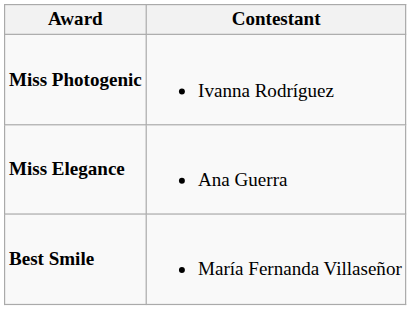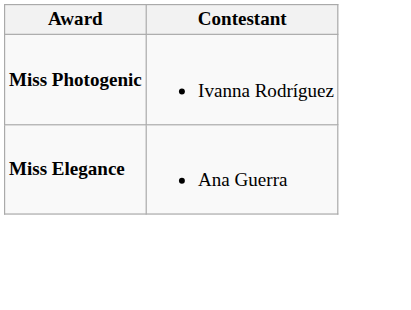- row: (52, 258)
